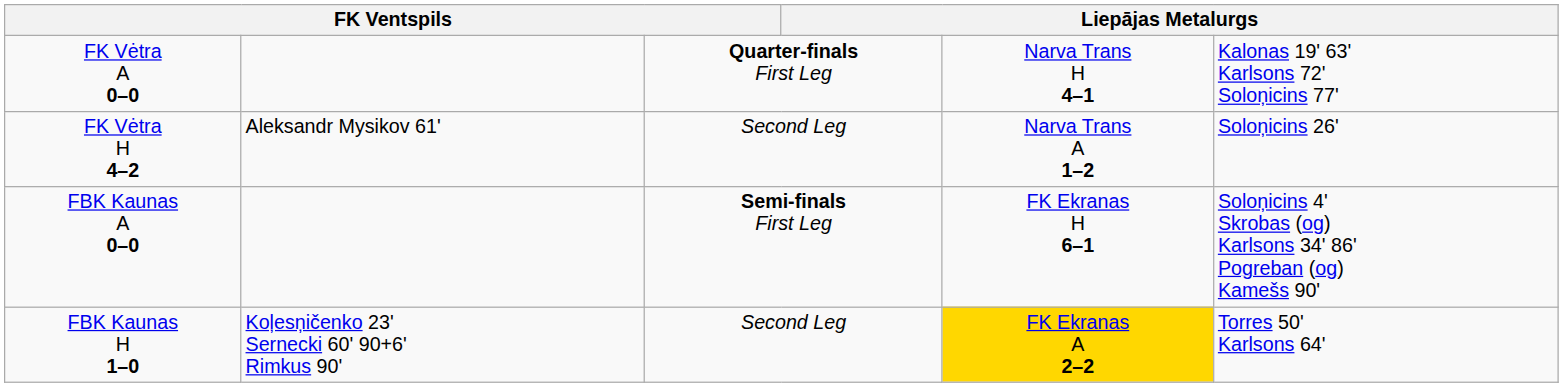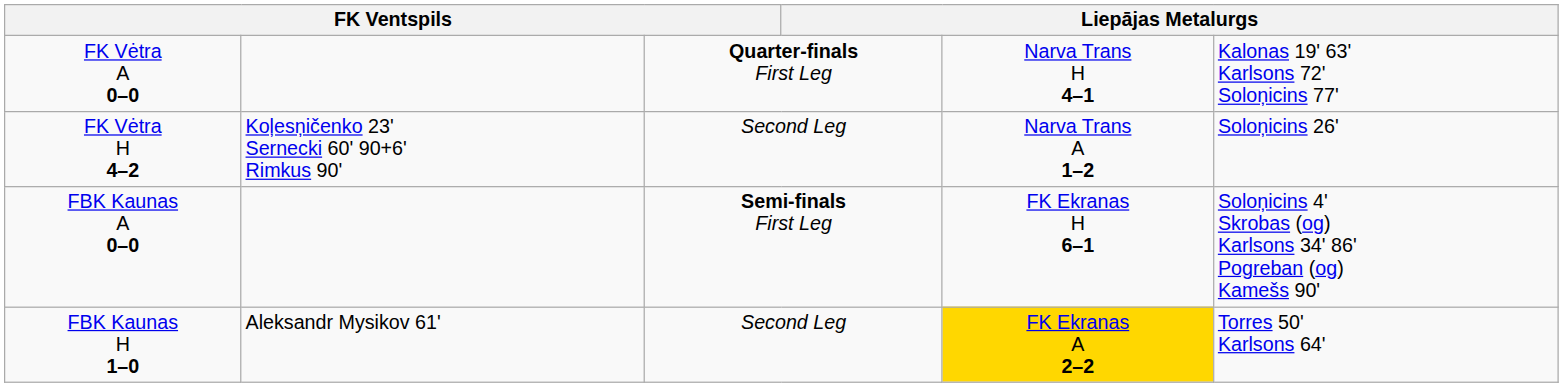(343, 126) Aleksandr Mysikov 61' -> (326, 148) Koļesņičenko 23' Sernecki 60' 90+6' Rimkus 90'
(326, 344) Koļesņičenko 23' Sernecki 60' 90+6' Rimkus 90' -> (343, 322) Aleksandr Mysikov 61'
